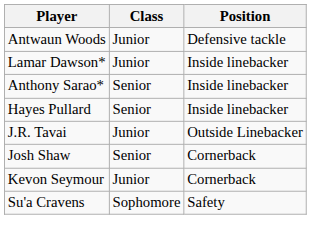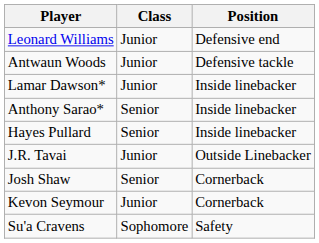+ row: (61, 39)
